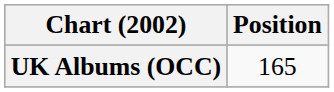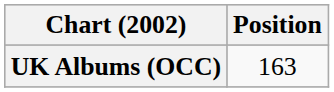(277, 65) 165 -> (277, 65) 163
